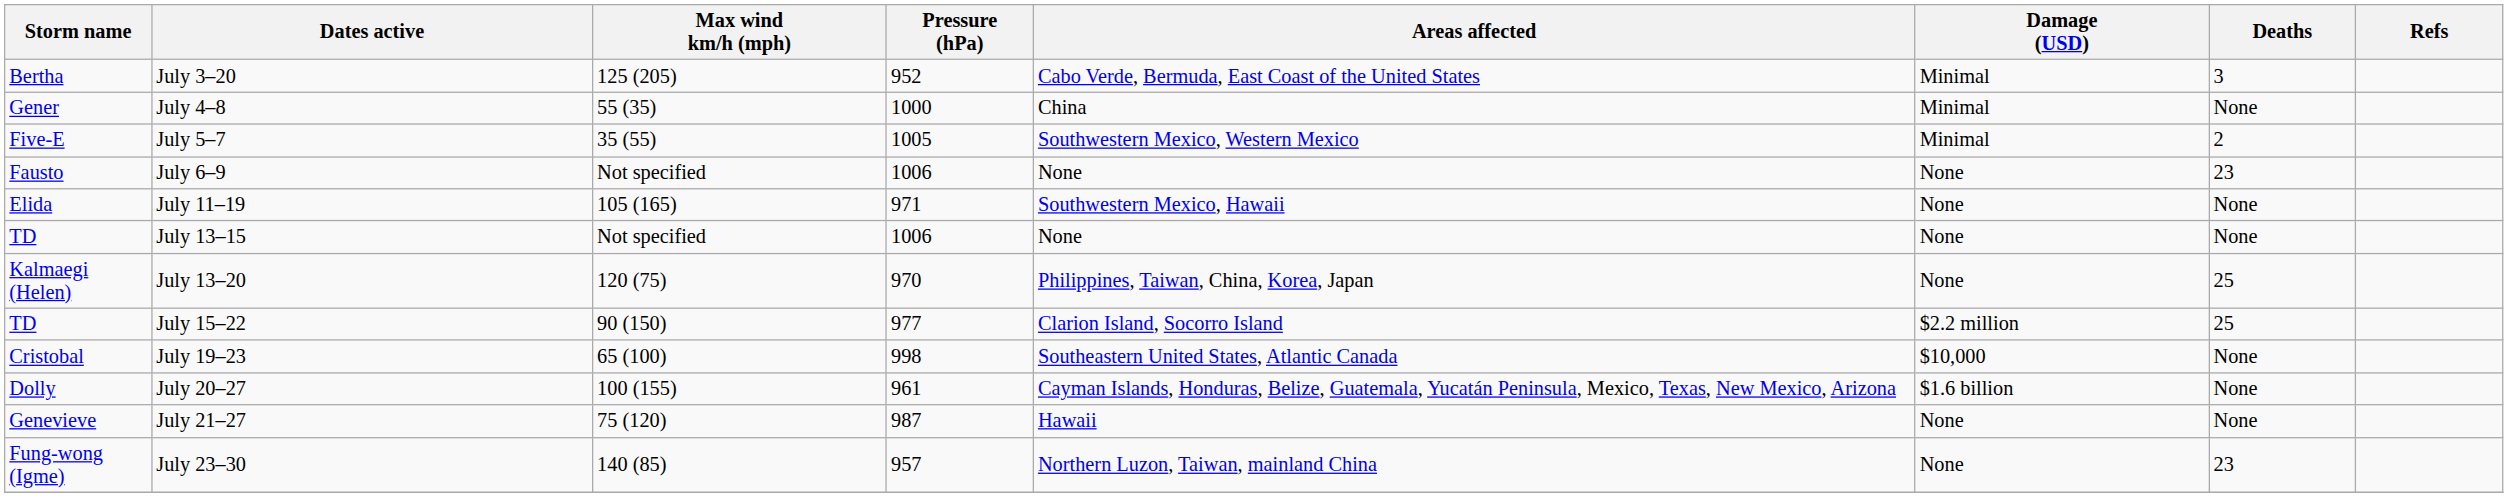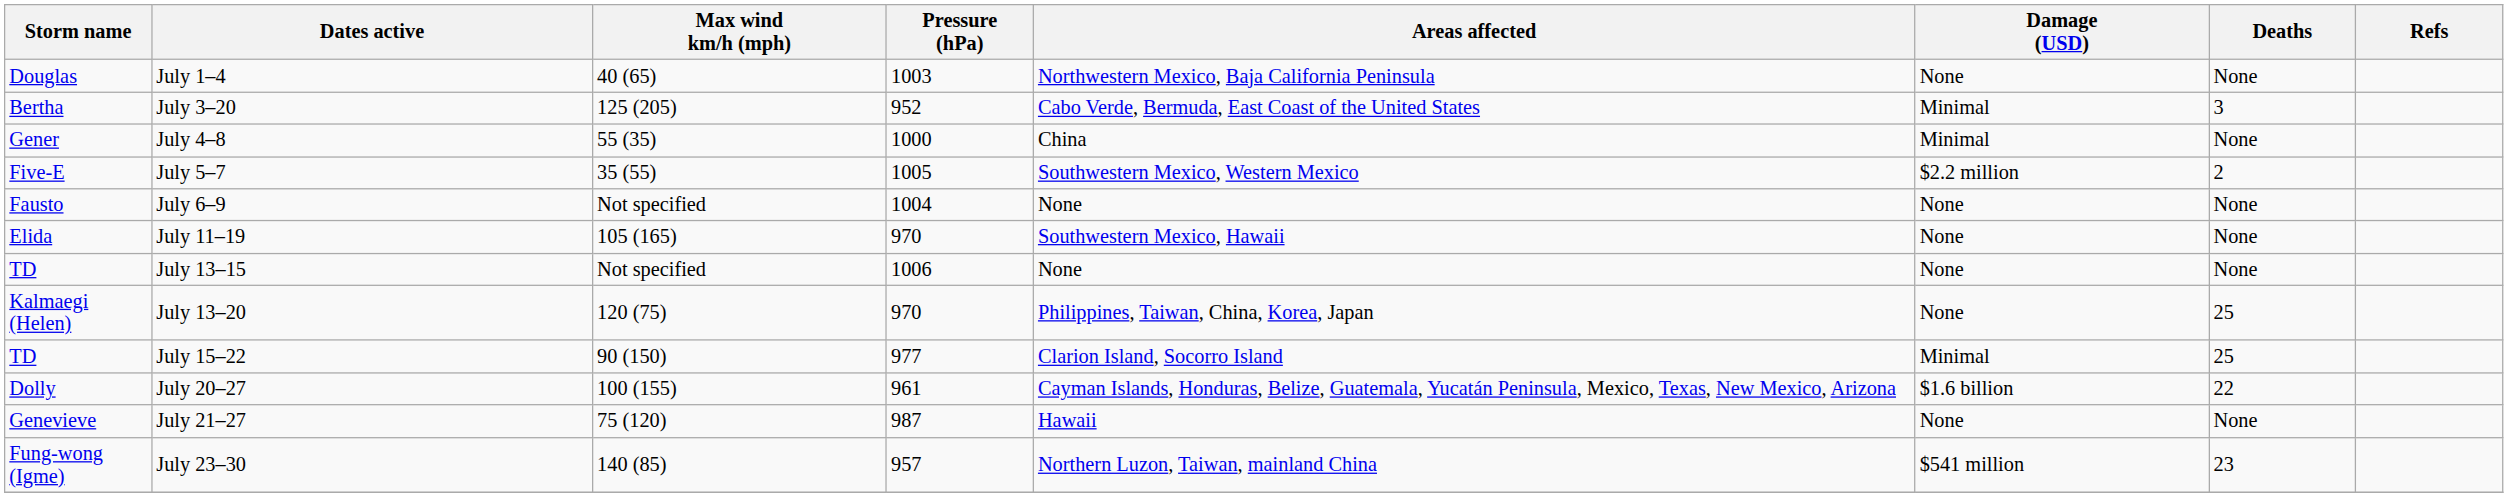+ row: (191, 75)
(1955, 140) Minimal -> (1969, 172) $2.2 million
(911, 172) 1006 -> (911, 204) 1004
(2224, 172) 23 -> (2236, 204) None
(906, 204) 971 -> (906, 236) 970
(1969, 324) $2.2 million -> (1955, 356) Minimal
- row: (201, 356)
(2236, 388) None -> (2224, 388) 22
(1942, 464) None -> (1972, 464) $541 million
